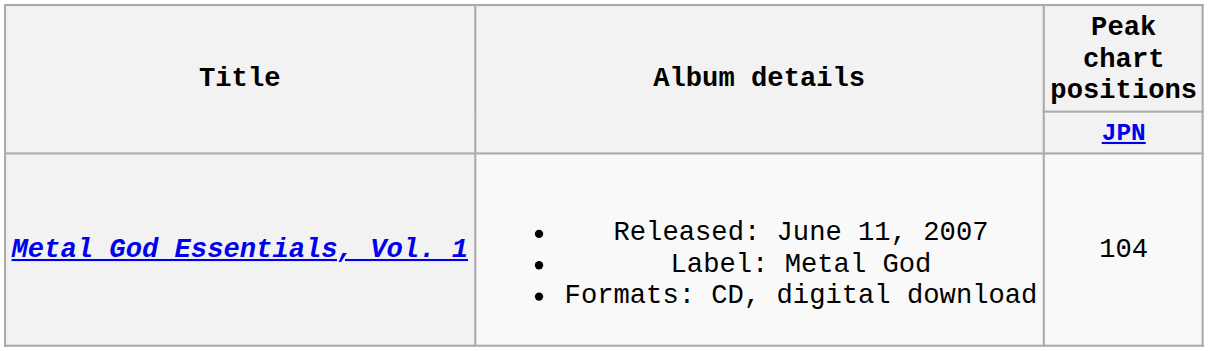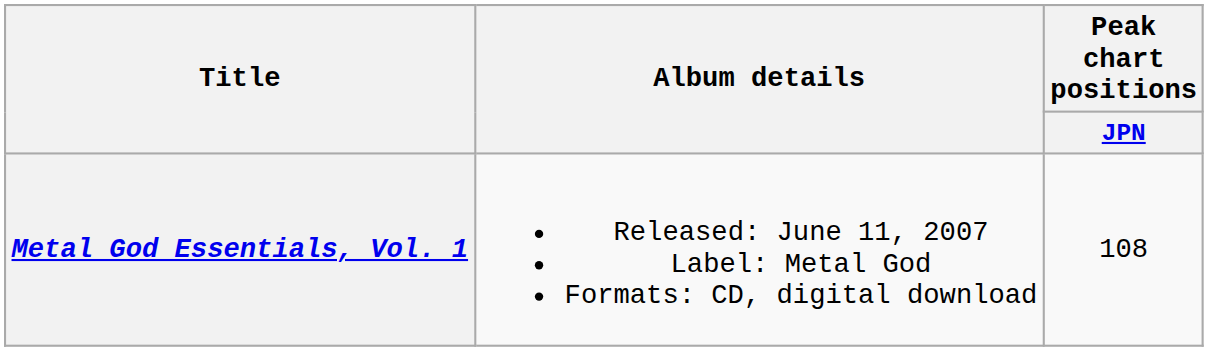(1124, 249) 104 -> (1124, 249) 108
